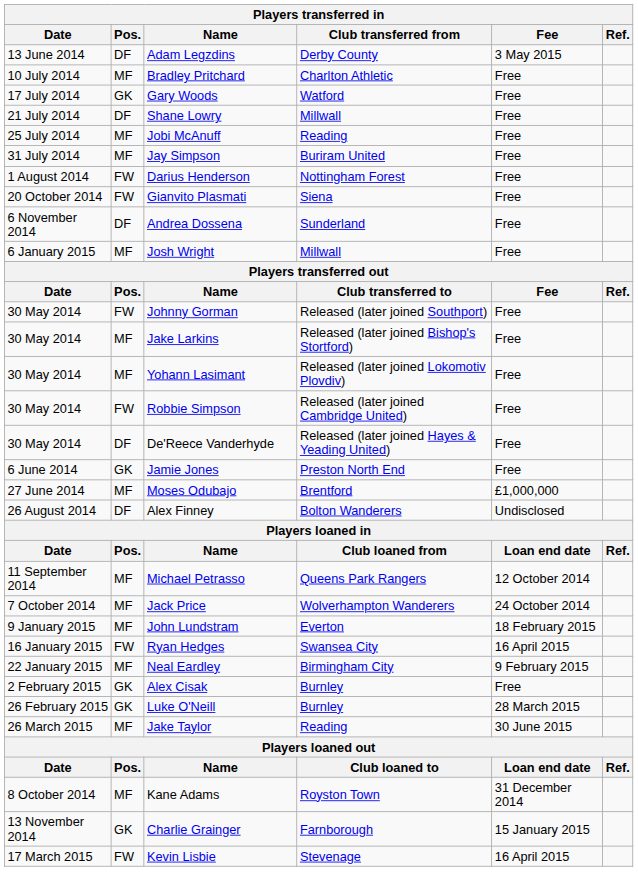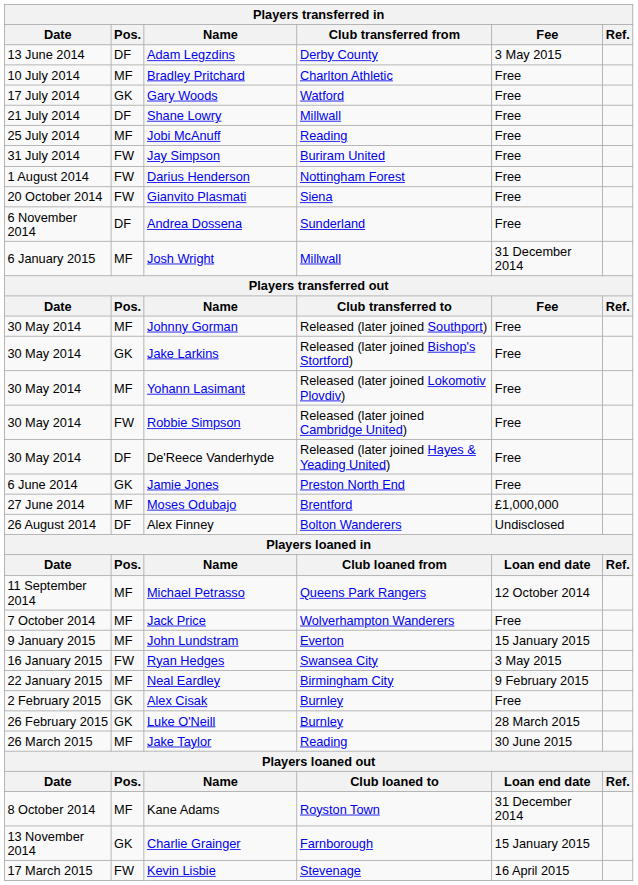(123, 156) MF -> (124, 156) FW
(508, 251) Free -> (533, 258) 31 December 2014
(124, 312) FW -> (123, 326) MF
(123, 339) MF -> (123, 354) GK
(542, 606) 24 October 2014 -> (508, 620) Free
(545, 626) 18 February 2015 -> (542, 640) 15 January 2015
(532, 646) 16 April 2015 -> (528, 660) 3 May 2015
